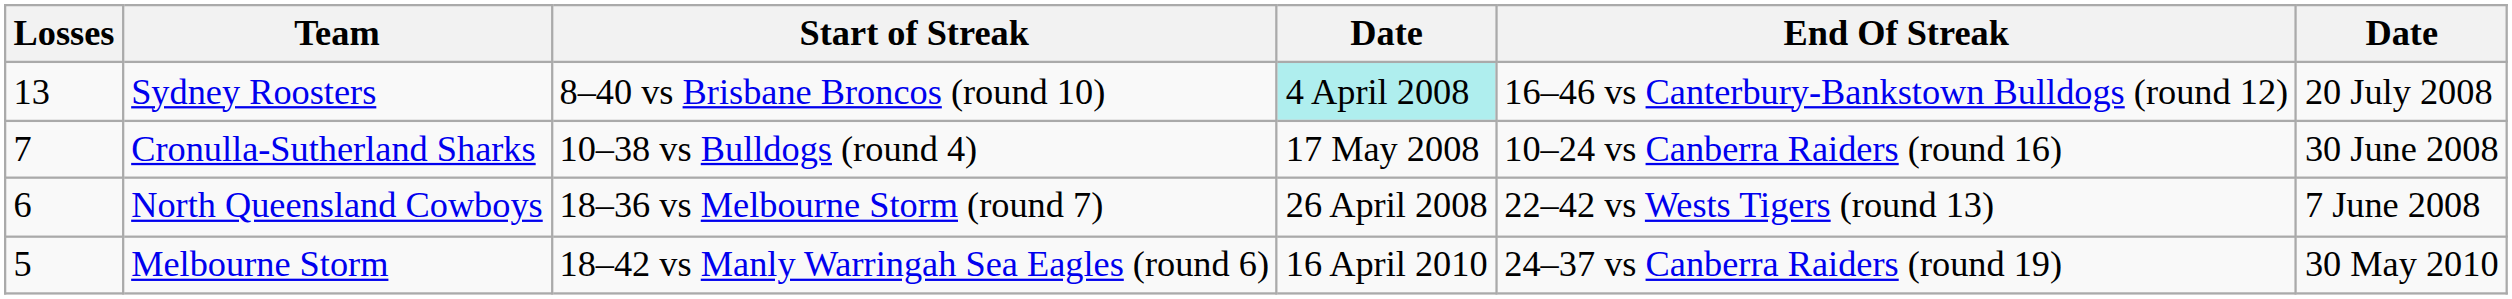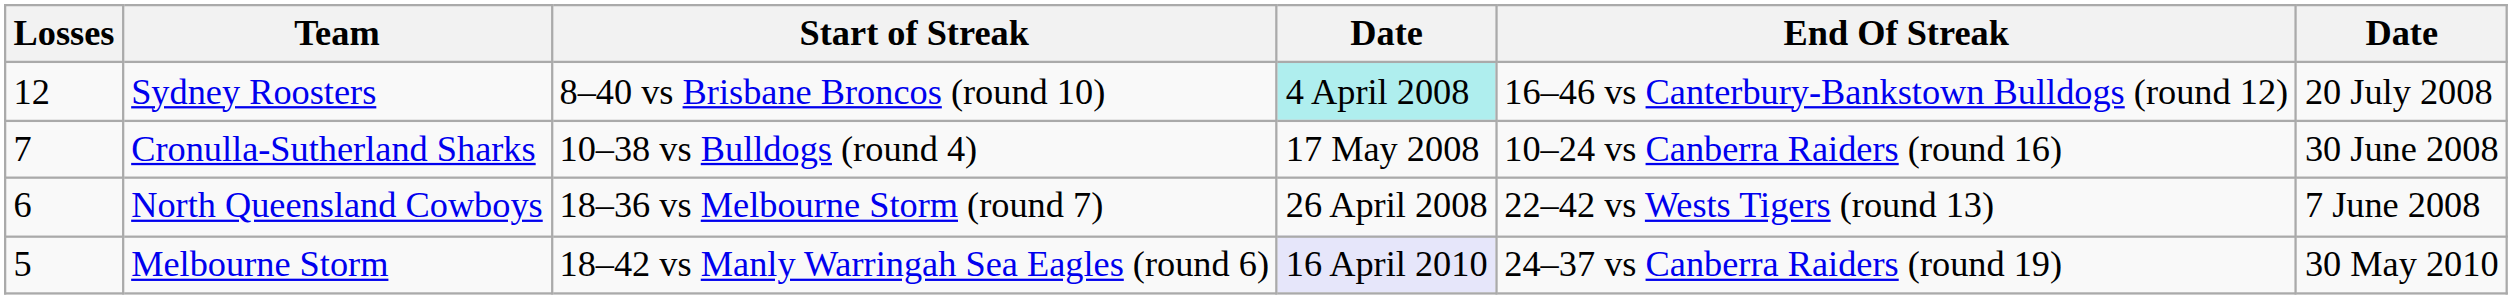(32, 90) 13 -> (32, 90) 12
(1387, 263) no background -> (1387, 263) lavender background
